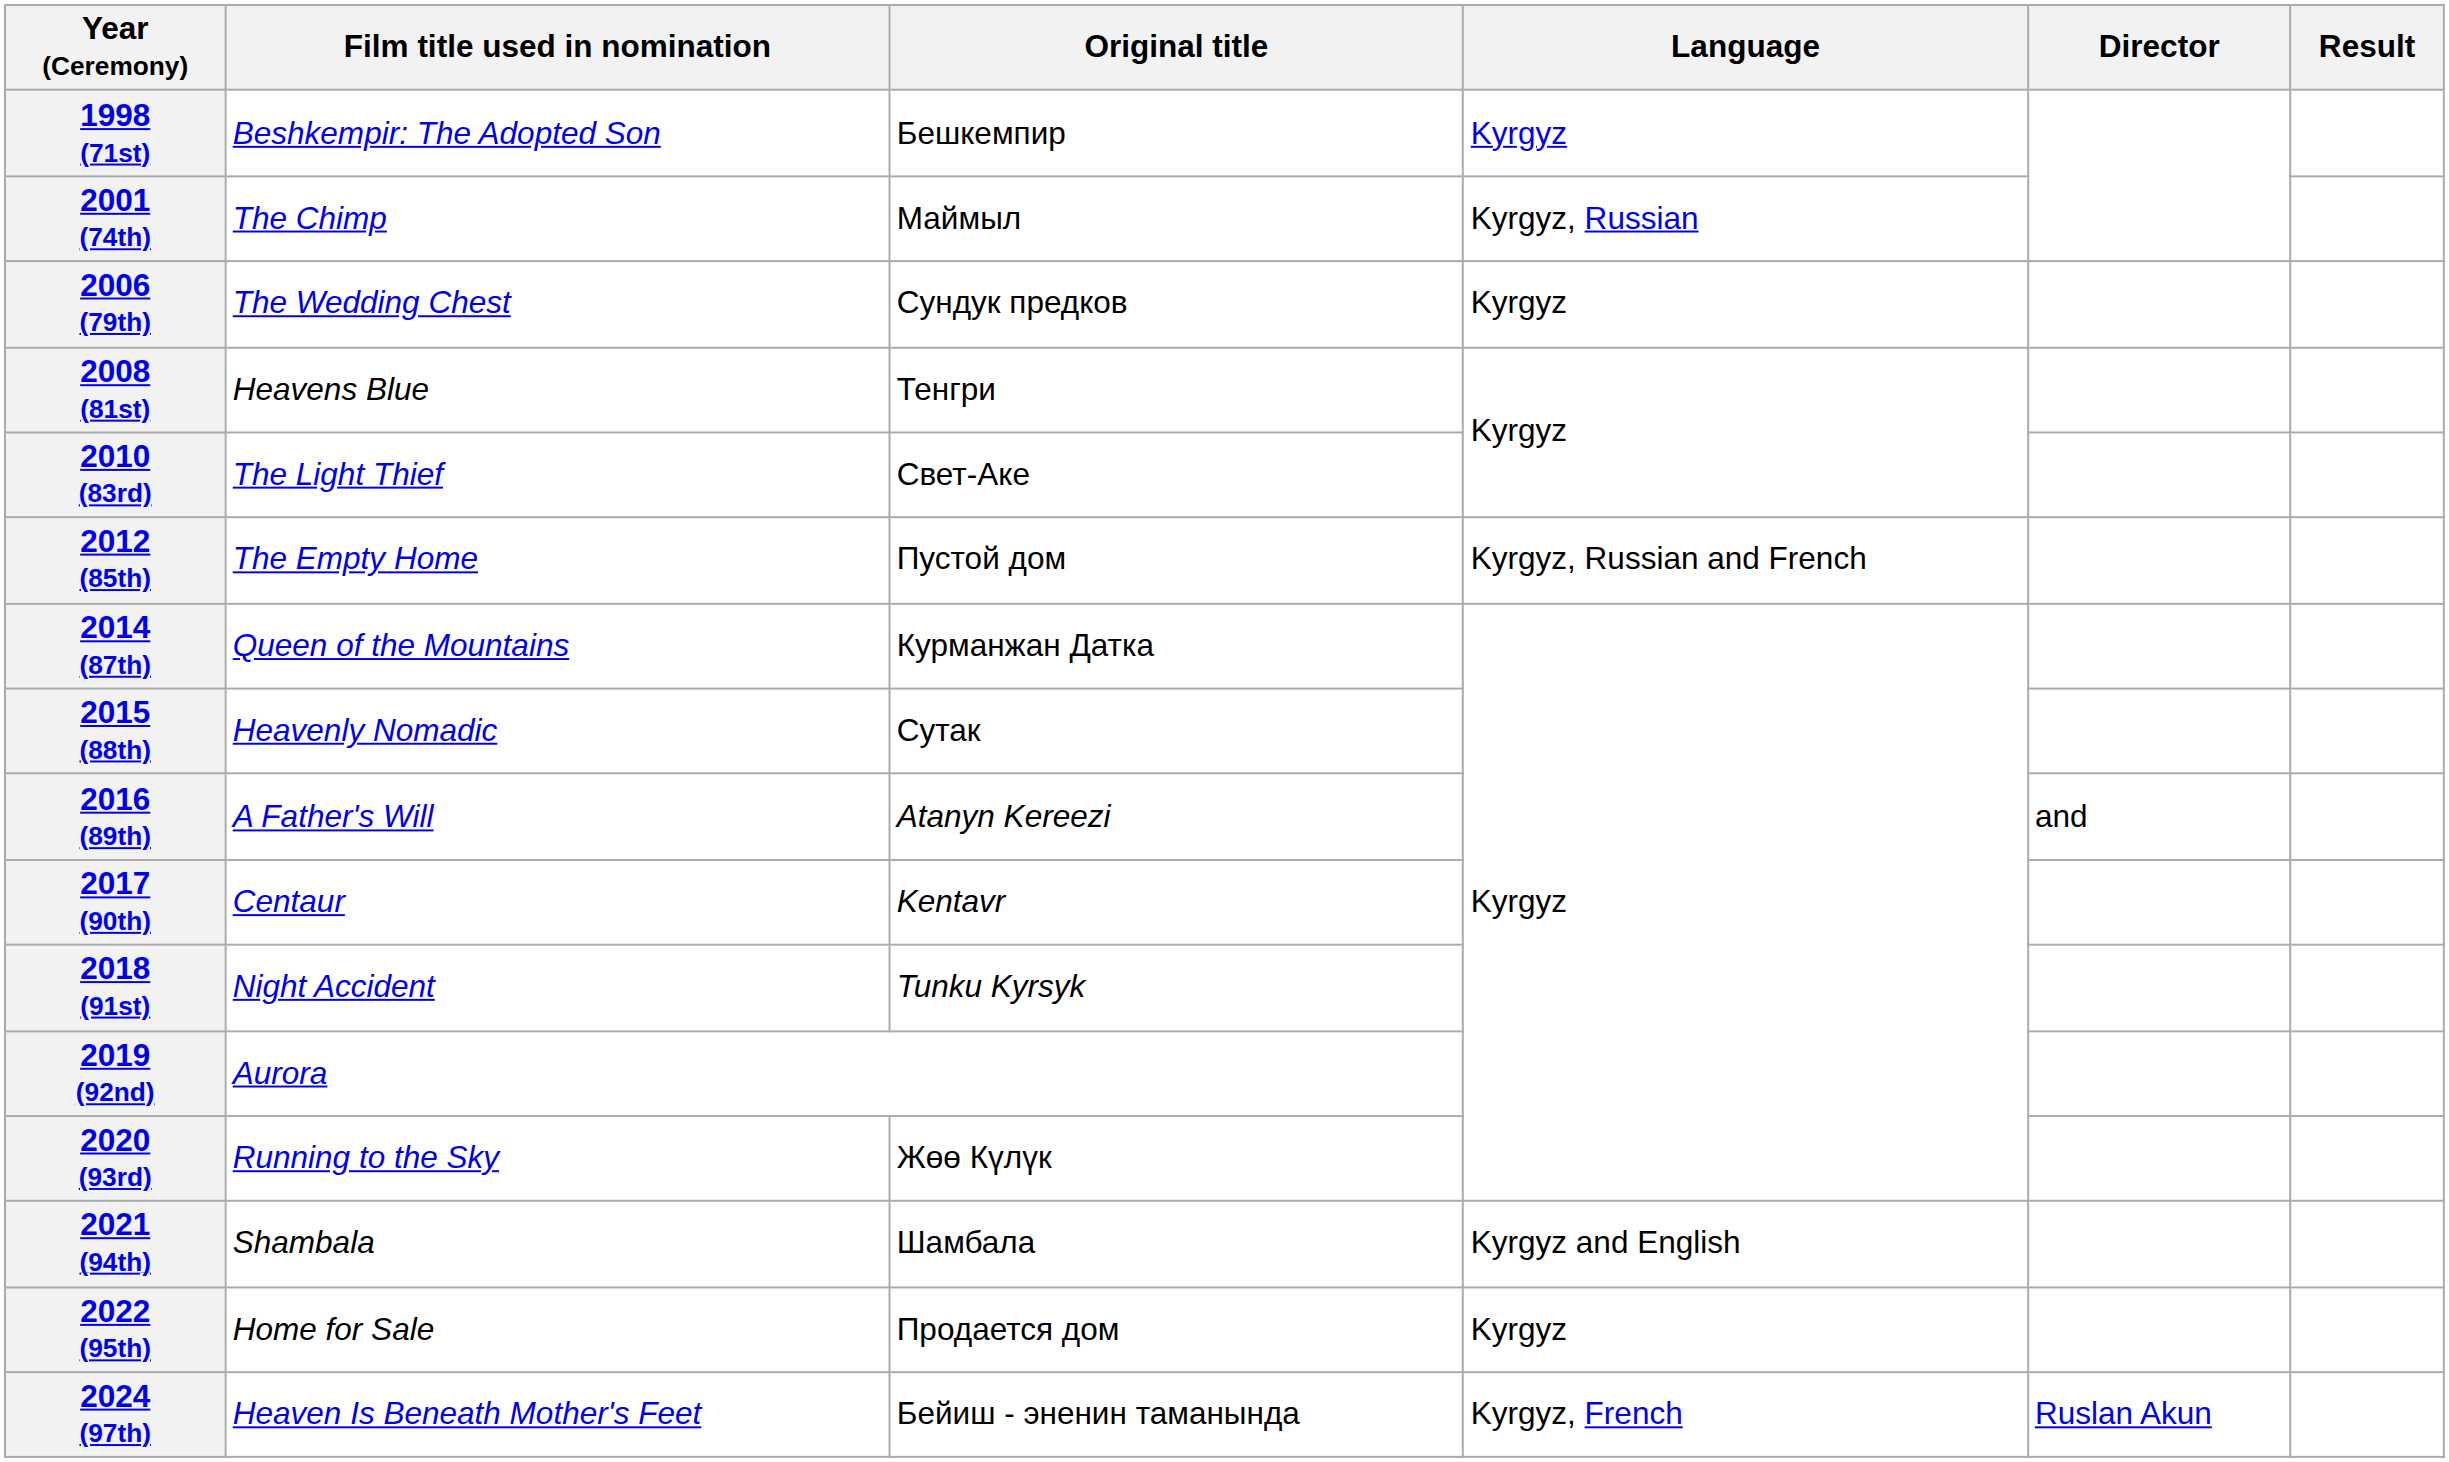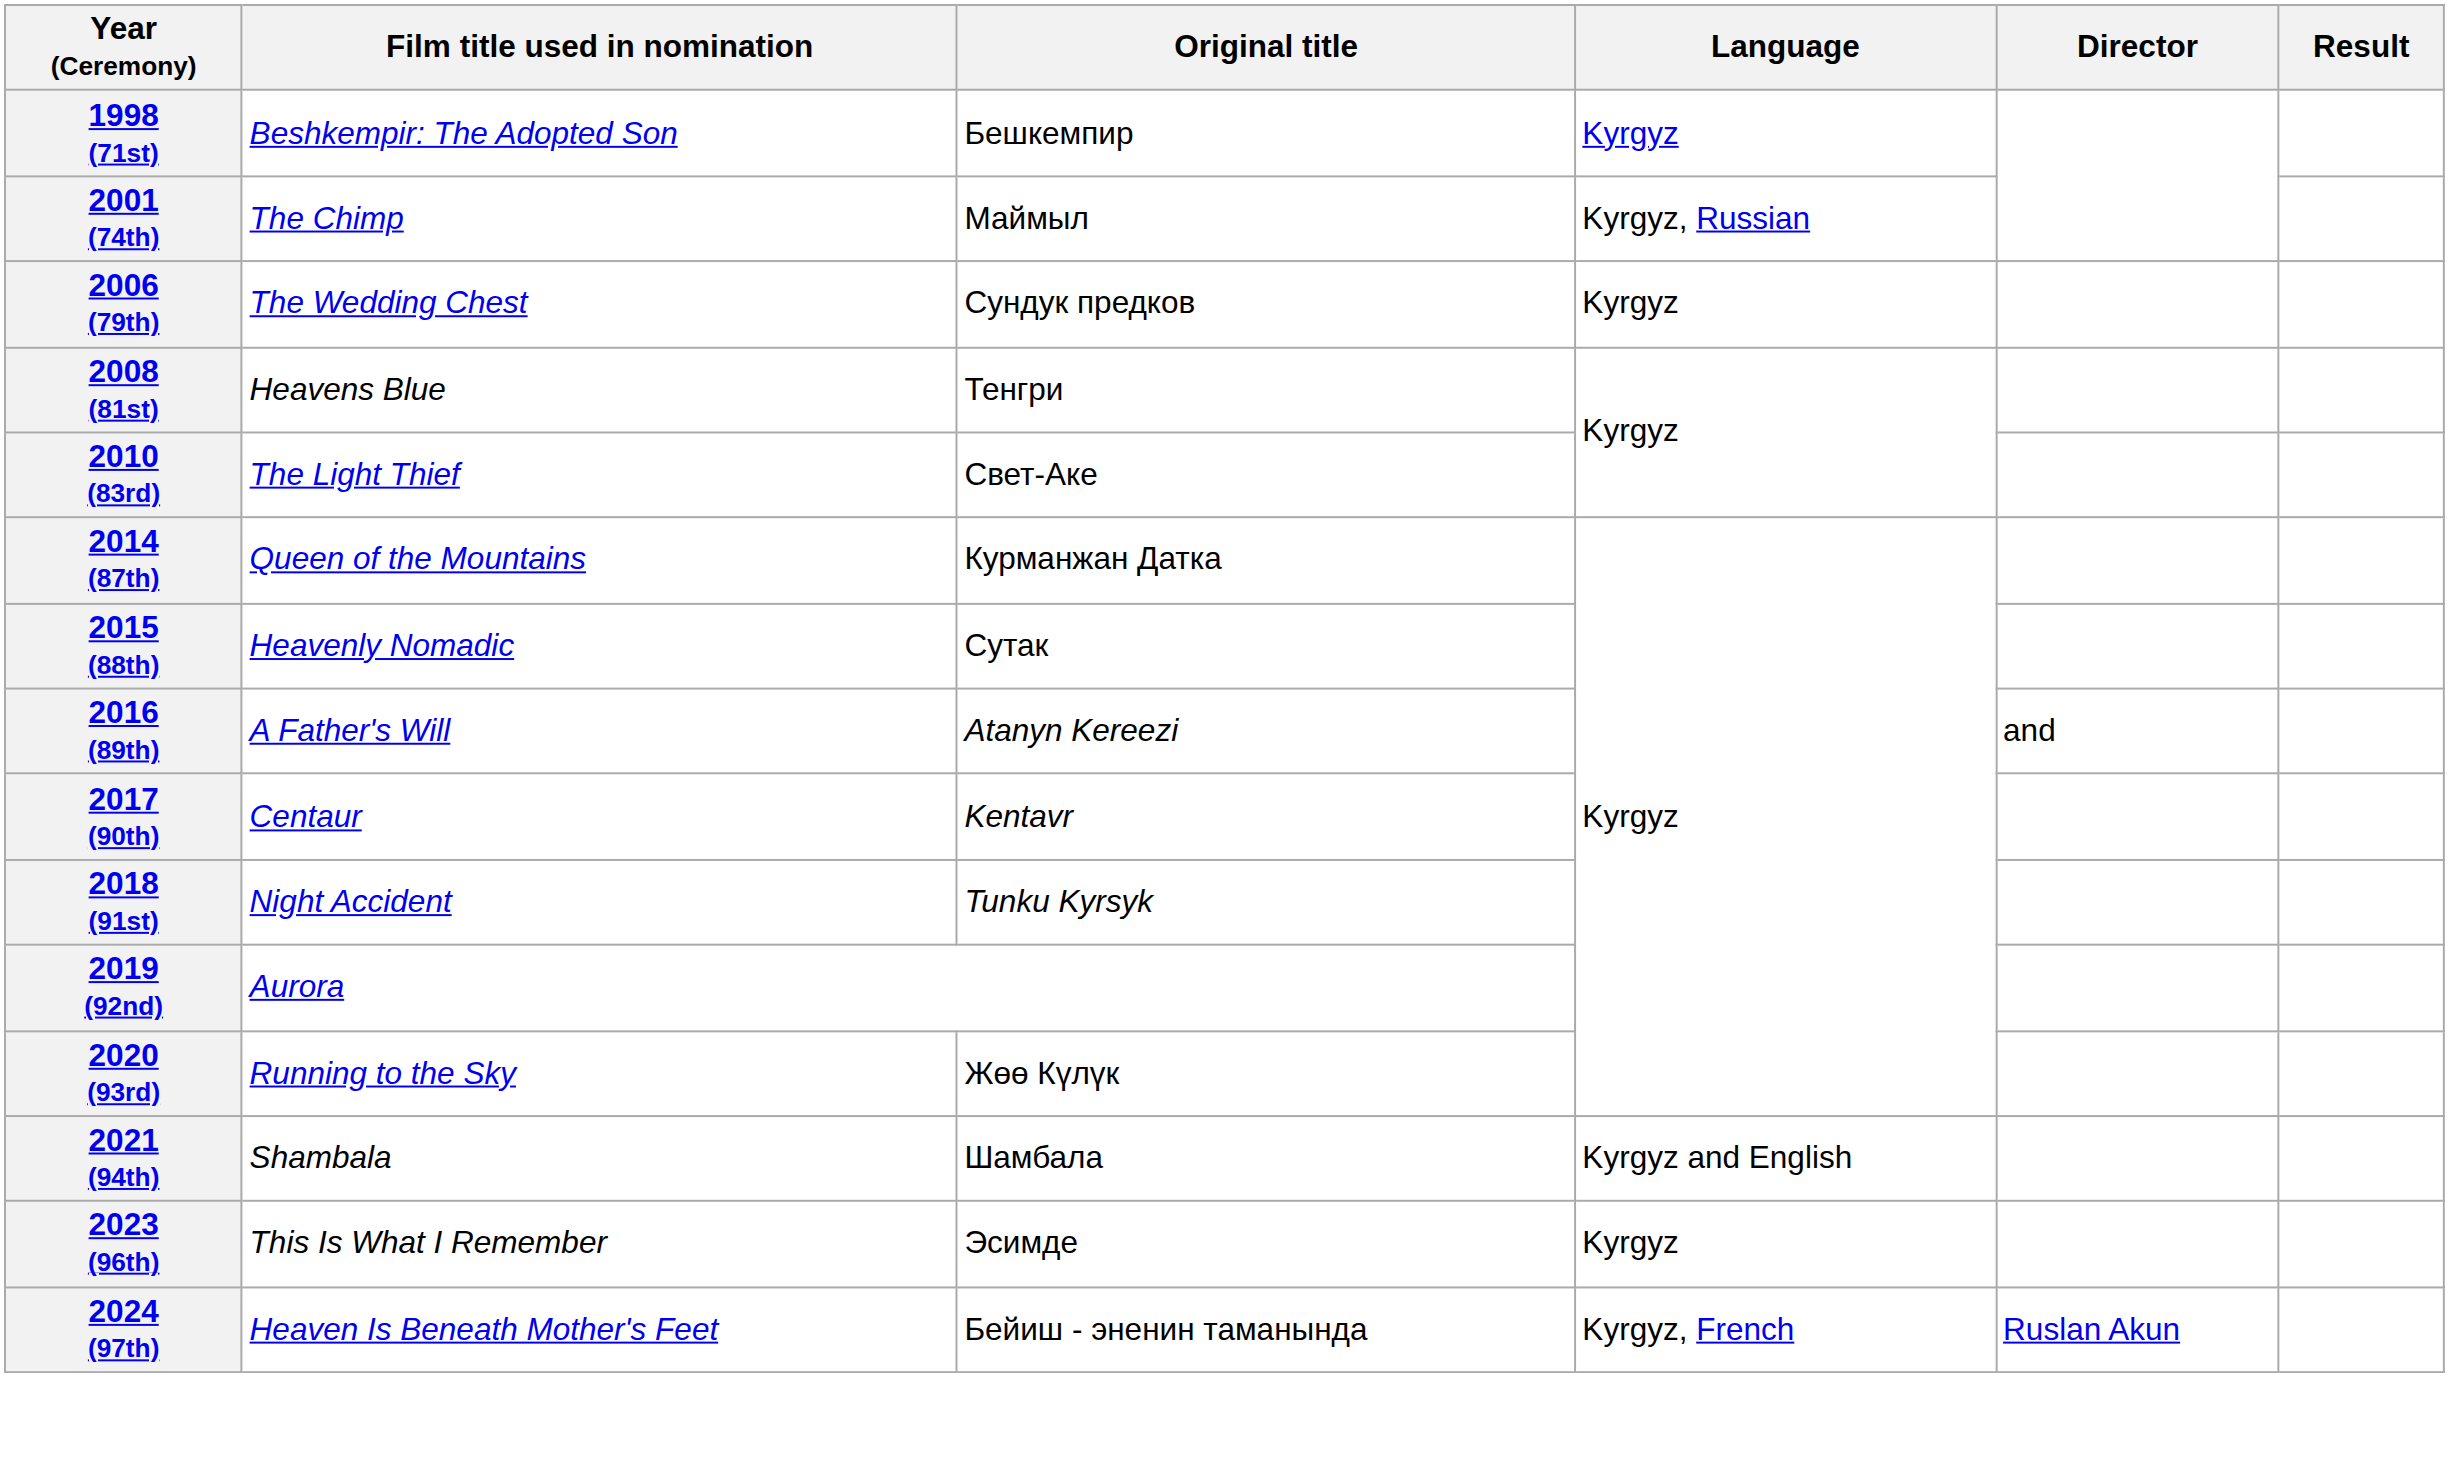- row: (115, 559)
- row: (115, 1328)
+ row: (124, 1243)
